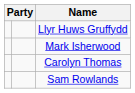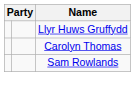- row: (83, 46)
